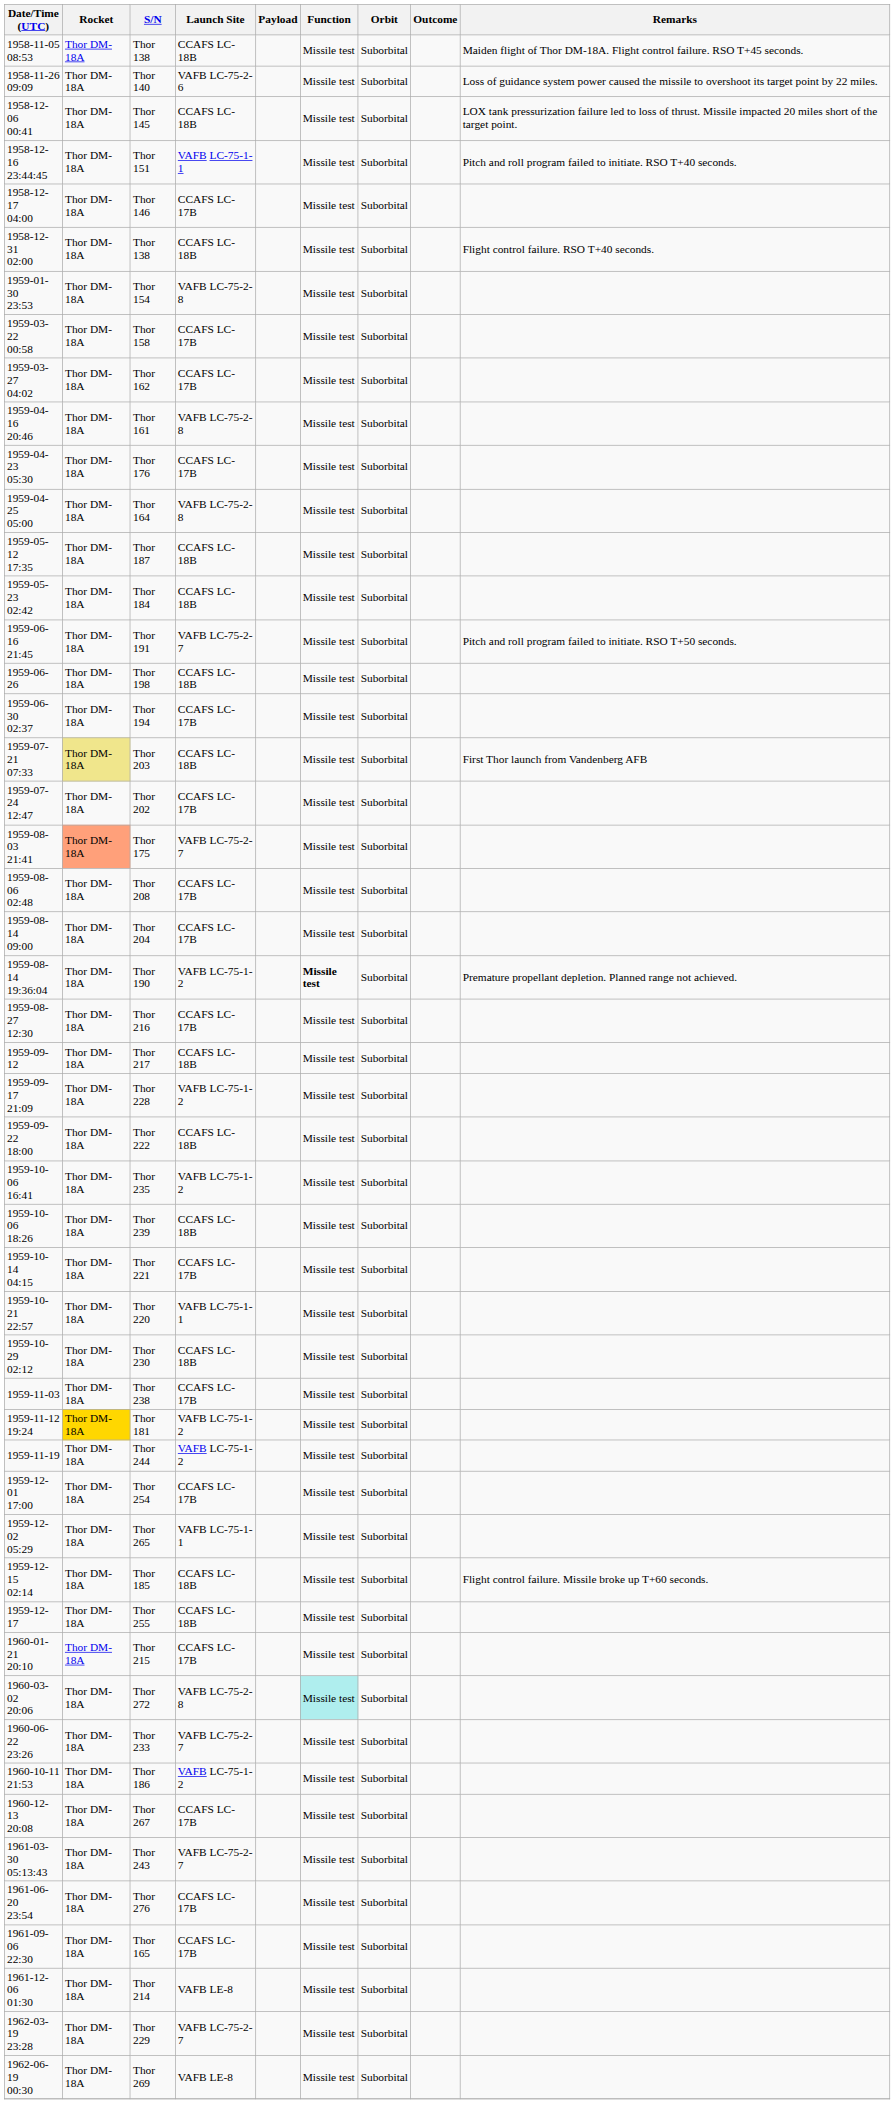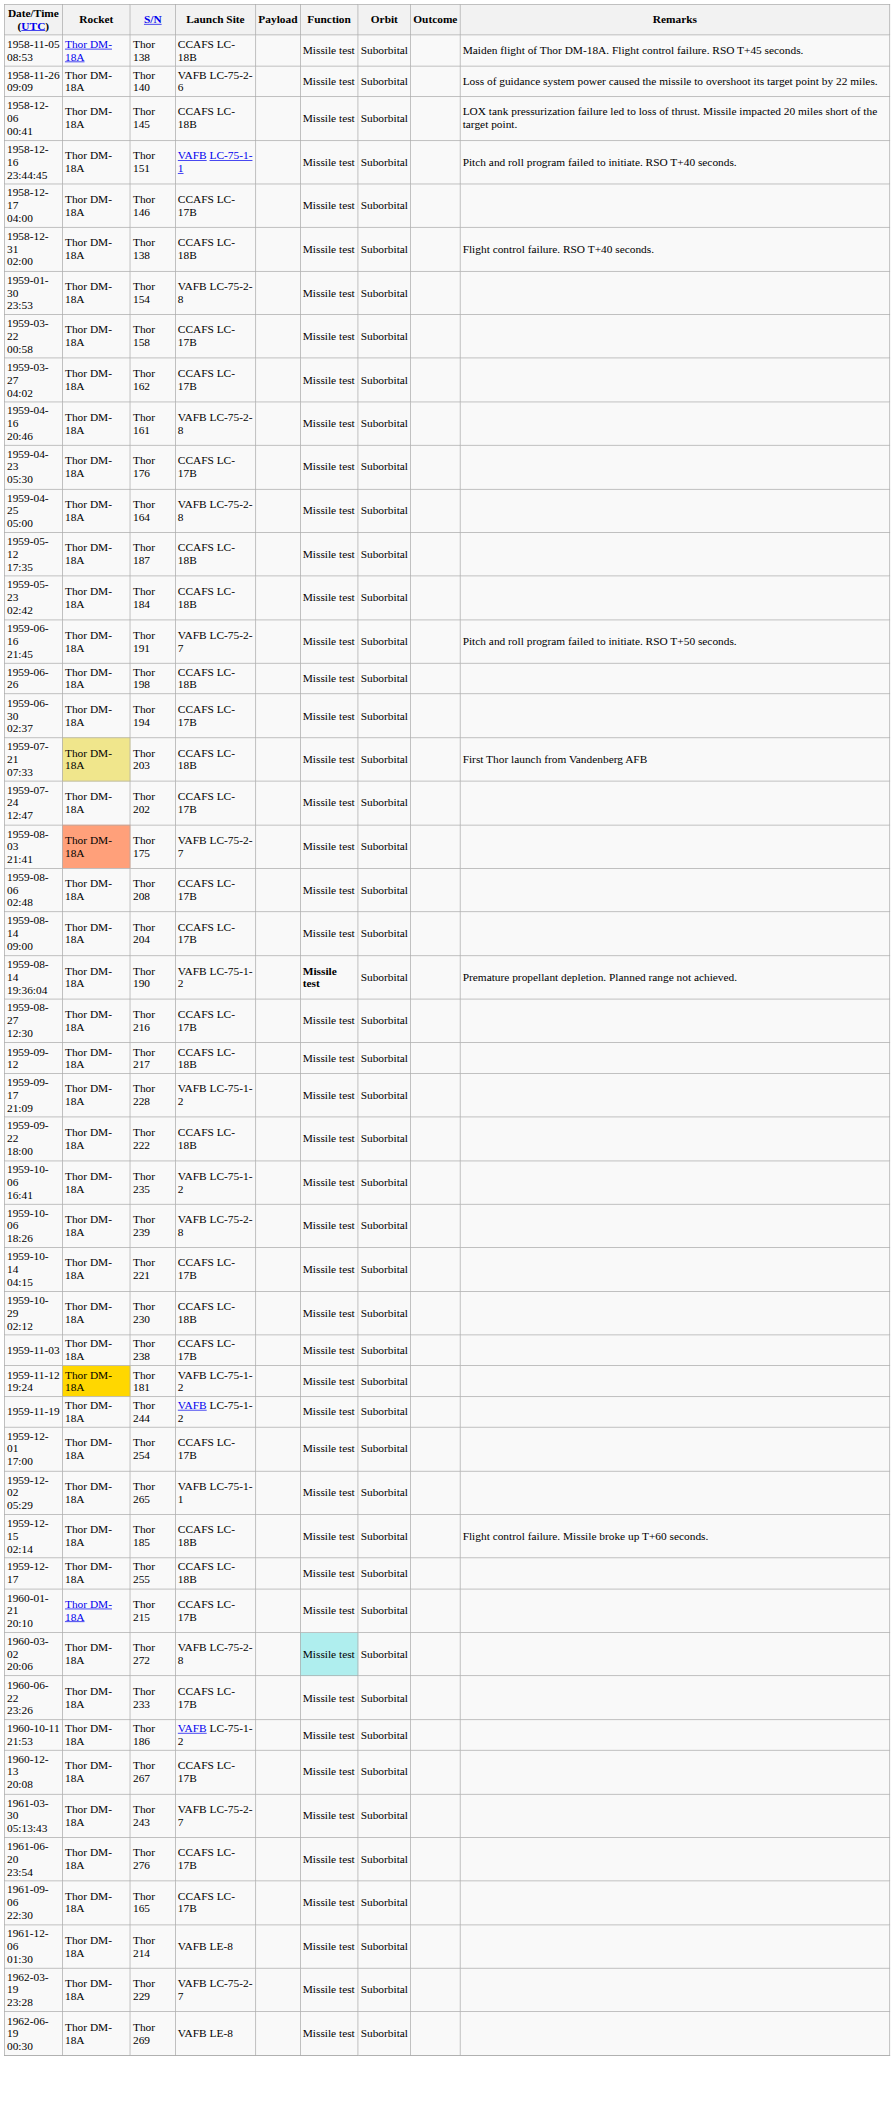(206, 1226) CCAFS LC-18B -> (215, 1226) VAFB LC-75-2-8
- row: (28, 1313)
(215, 1741) VAFB LC-75-2-7 -> (206, 1697) CCAFS LC-17B
